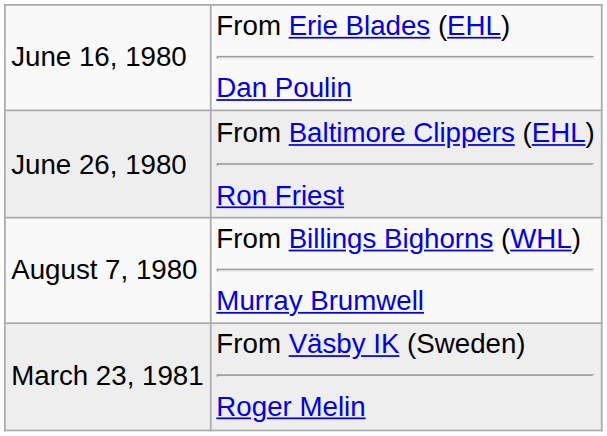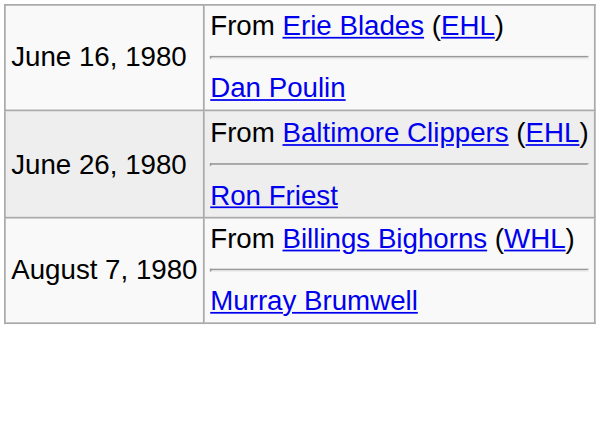- row: (107, 376)
